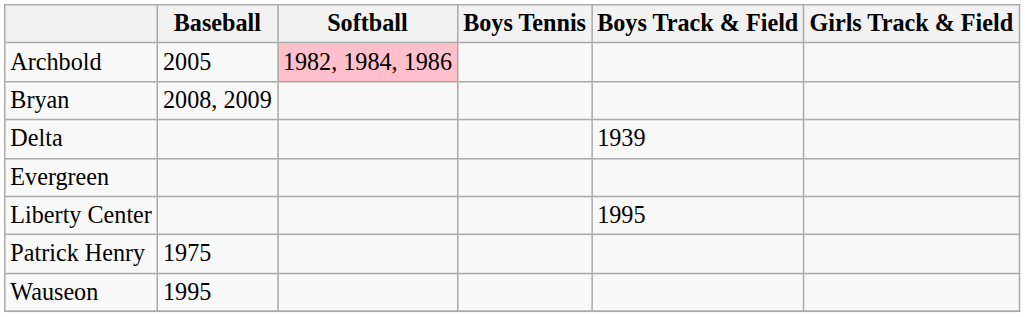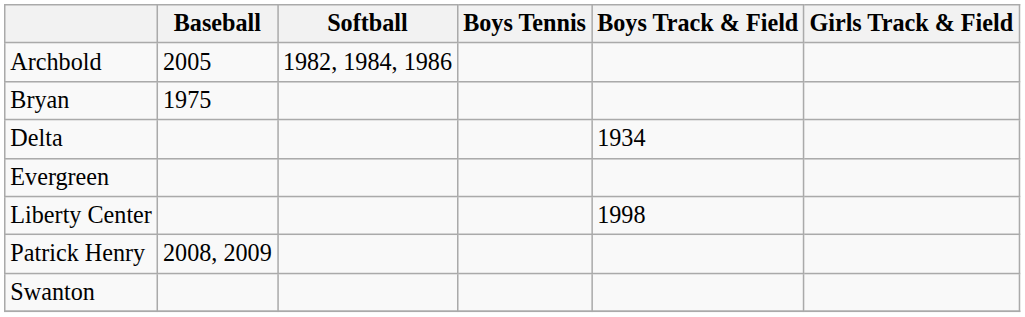(367, 61) pink background -> (367, 61) no background
(217, 100) 2008, 2009 -> (187, 100) 1975
(621, 138) 1939 -> (621, 138) 1934
(621, 215) 1995 -> (621, 215) 1998
(187, 253) 1975 -> (217, 253) 2008, 2009
+ row: (53, 291)
- row: (54, 291)
